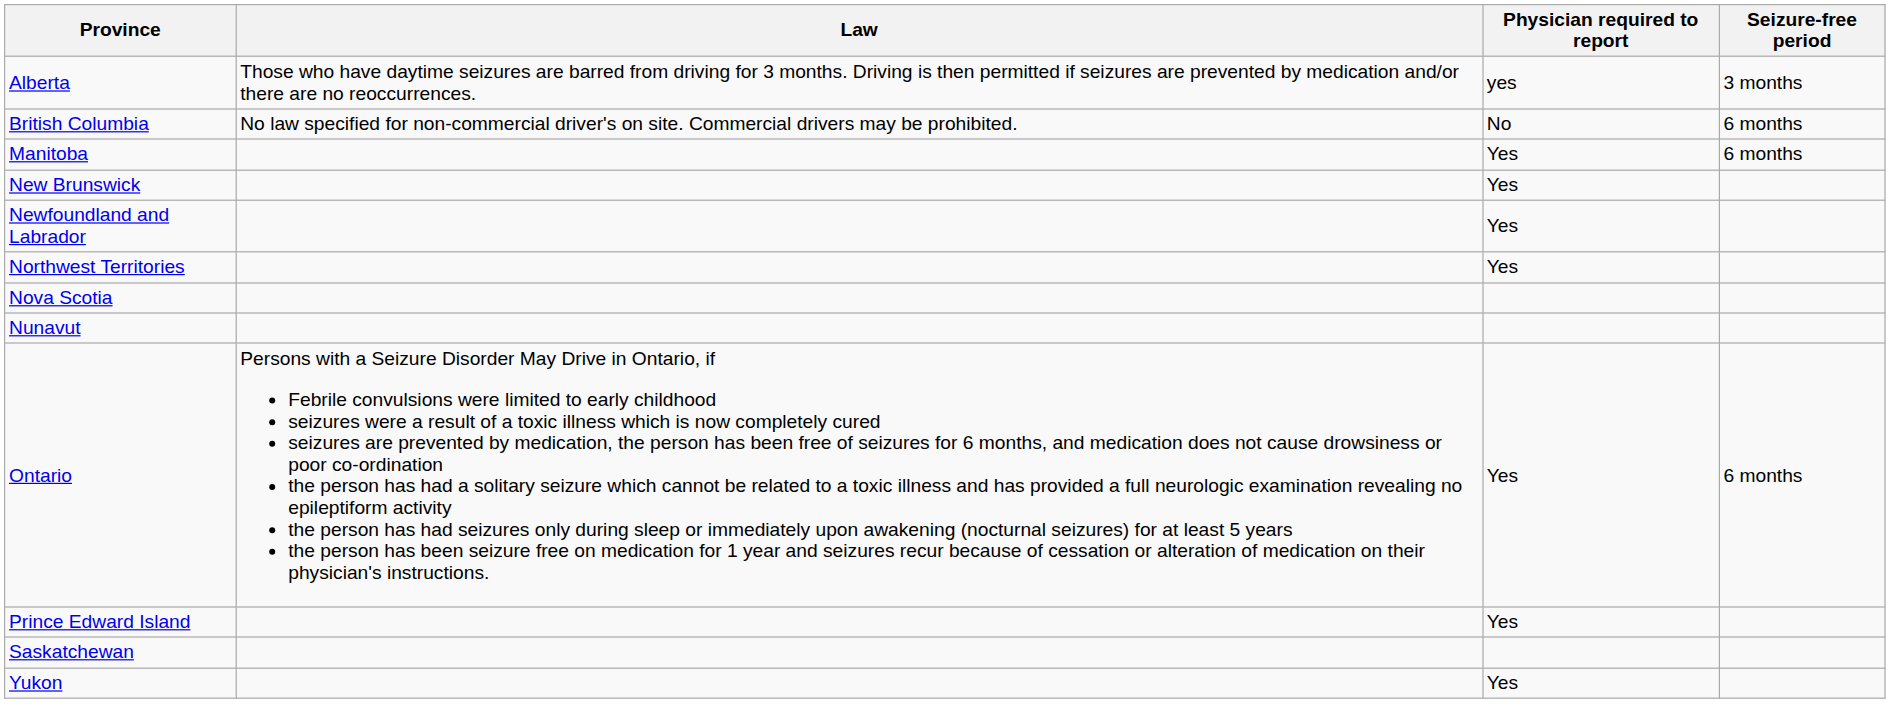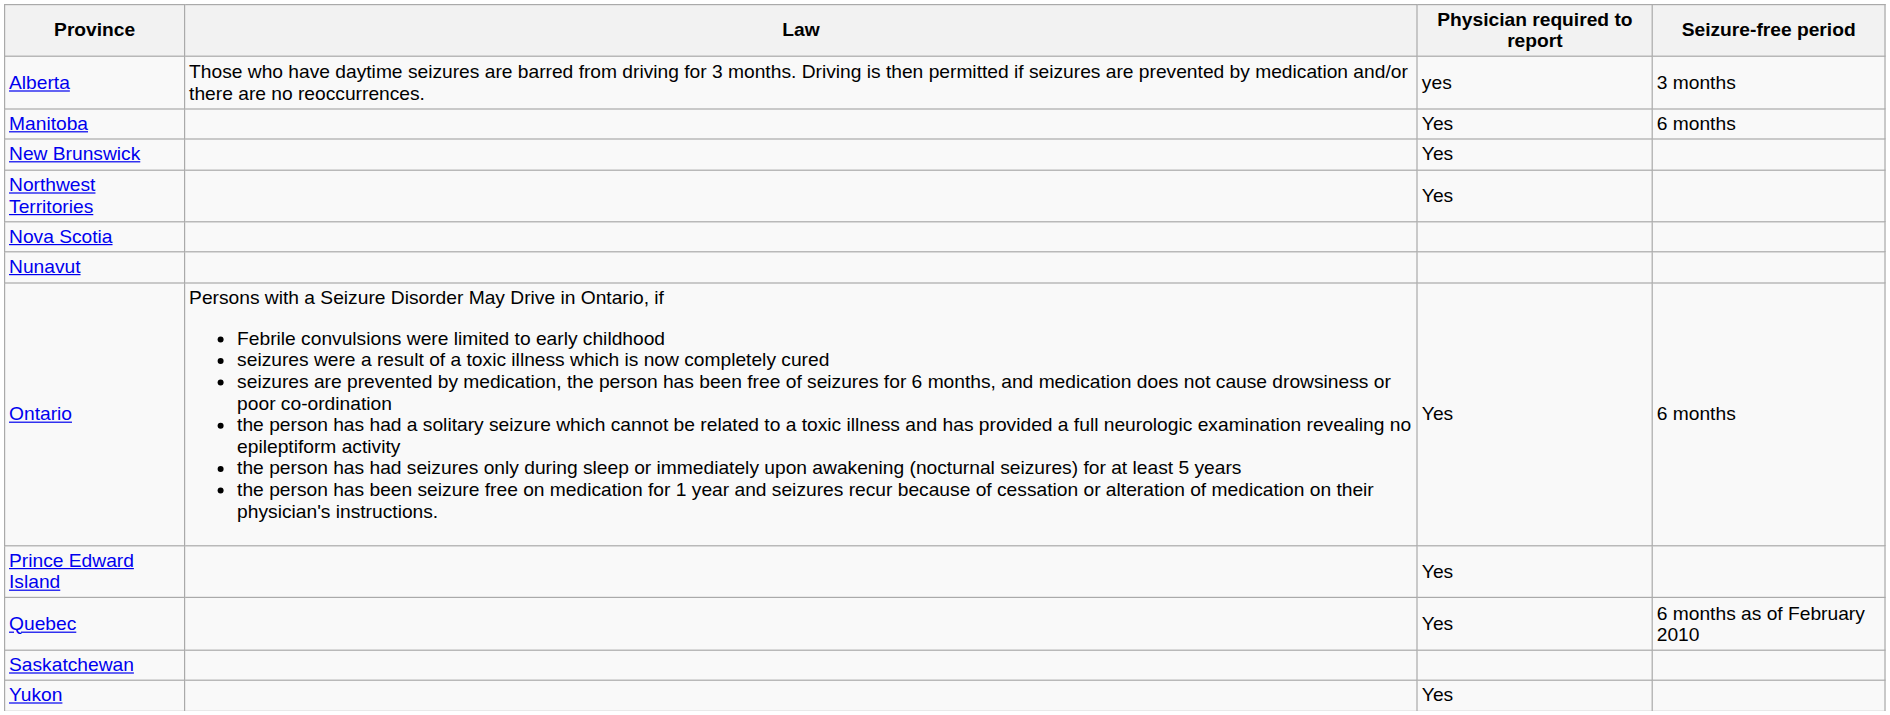- row: (79, 123)
- row: (89, 225)
+ row: (43, 623)
